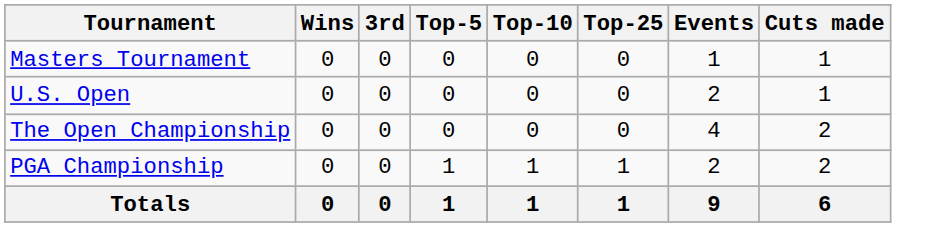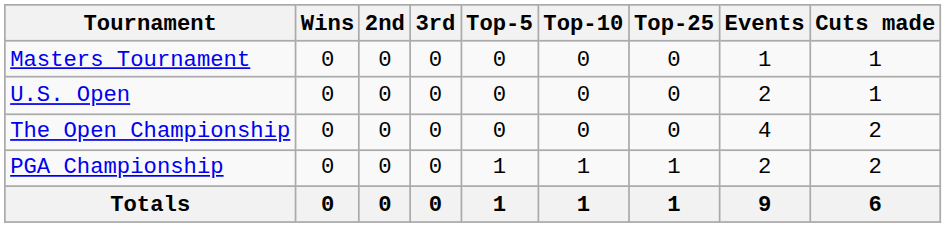+ column: (385, 23)
